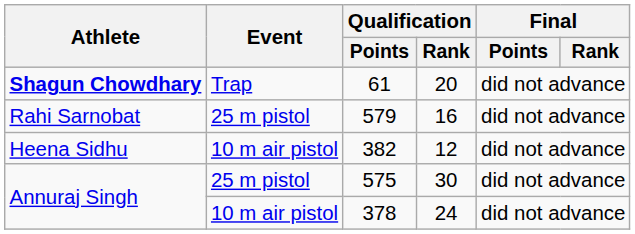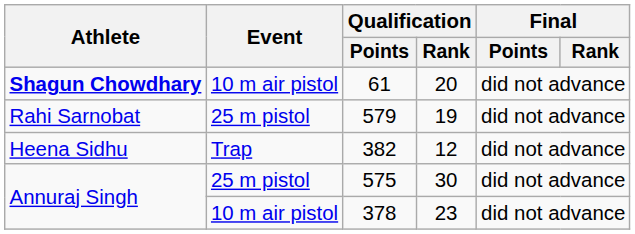(232, 84) Trap -> (275, 84) 10 m air pistol
(446, 116) 16 -> (446, 116) 19
(275, 149) 10 m air pistol -> (232, 149) Trap
(446, 213) 24 -> (446, 213) 23
